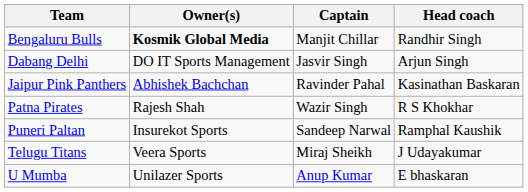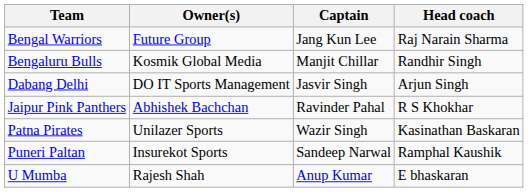+ row: (55, 38)
(201, 38) bold -> (197, 61) normal
(459, 84) Kasinathan Baskaran -> (435, 107) R S Khokhar
(169, 107) Rajesh Shah -> (178, 130) Unilazer Sports
(435, 107) R S Khokhar -> (459, 130) Kasinathan Baskaran
- row: (47, 152)
(178, 175) Unilazer Sports -> (169, 175) Rajesh Shah
